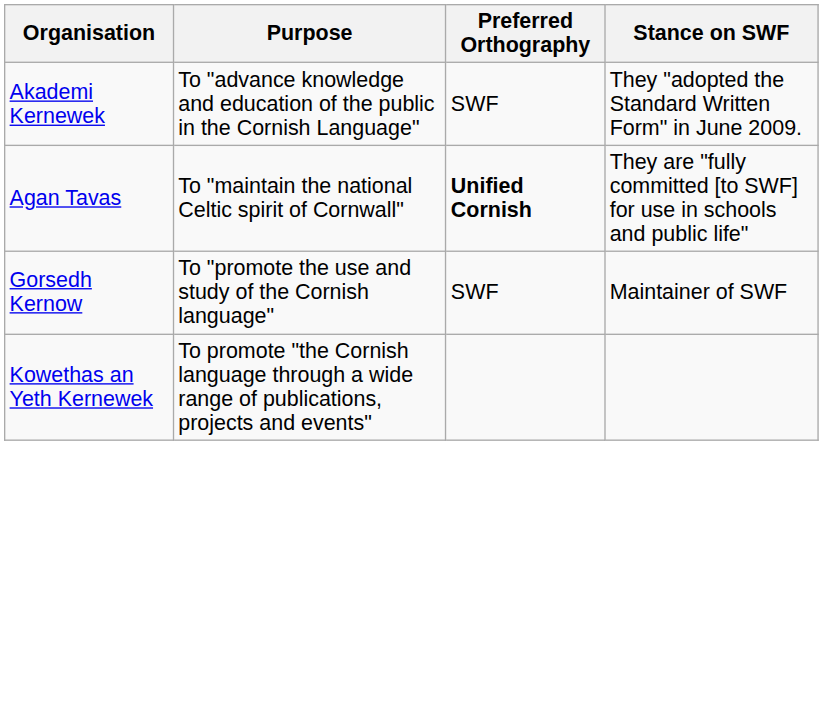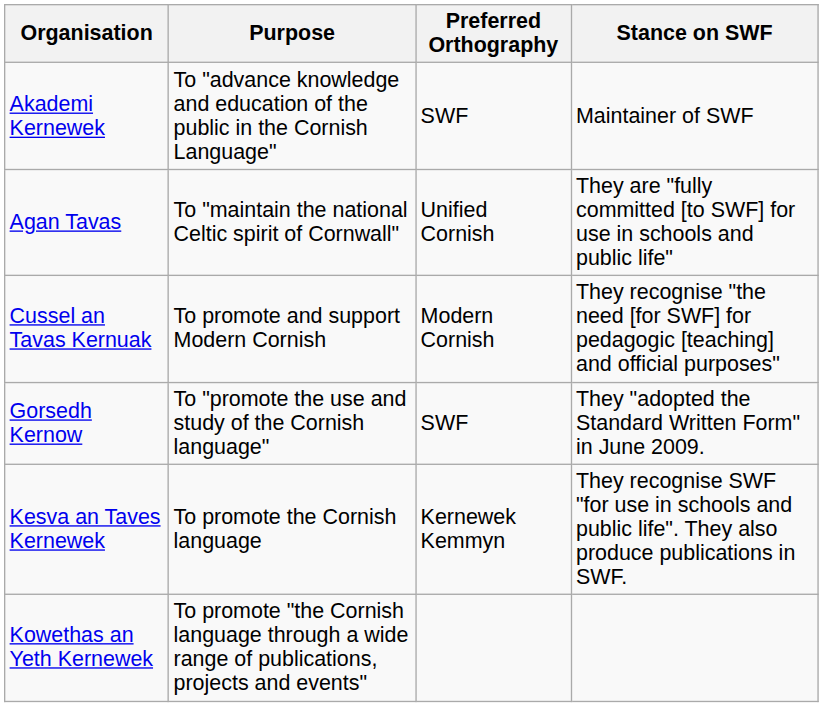(706, 103) They "adopted the Standard Written Form" in June 2009. -> (665, 115) Maintainer of SWF
(491, 198) bold -> (458, 222) normal
+ row: (81, 328)
(698, 292) Maintainer of SWF -> (688, 422) They "adopted the Standard Written Form" in June 2009.
+ row: (85, 529)
